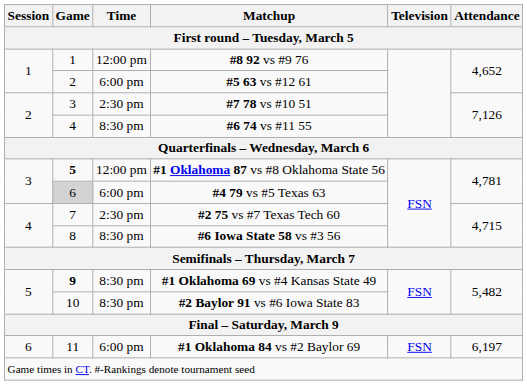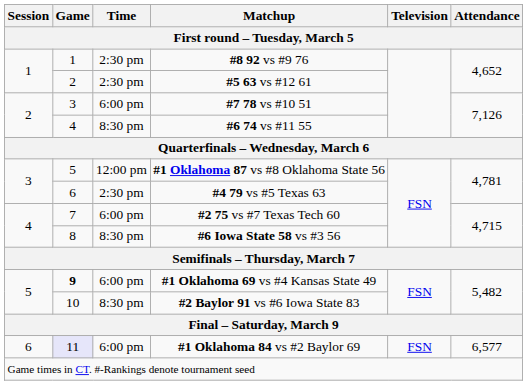(121, 60) 12:00 pm -> (121, 60) 2:30 pm
(121, 82) 6:00 pm -> (121, 82) 2:30 pm
(121, 104) 2:30 pm -> (121, 104) 6:00 pm
(73, 170) bold -> (73, 170) normal
(73, 192) lightgrey background -> (73, 192) no background
(121, 192) 6:00 pm -> (121, 192) 2:30 pm
(121, 214) 2:30 pm -> (121, 214) 6:00 pm
(121, 280) 8:30 pm -> (121, 280) 6:00 pm
(73, 347) no background -> (73, 347) lavender background
(487, 347) 6,197 -> (487, 347) 6,577
